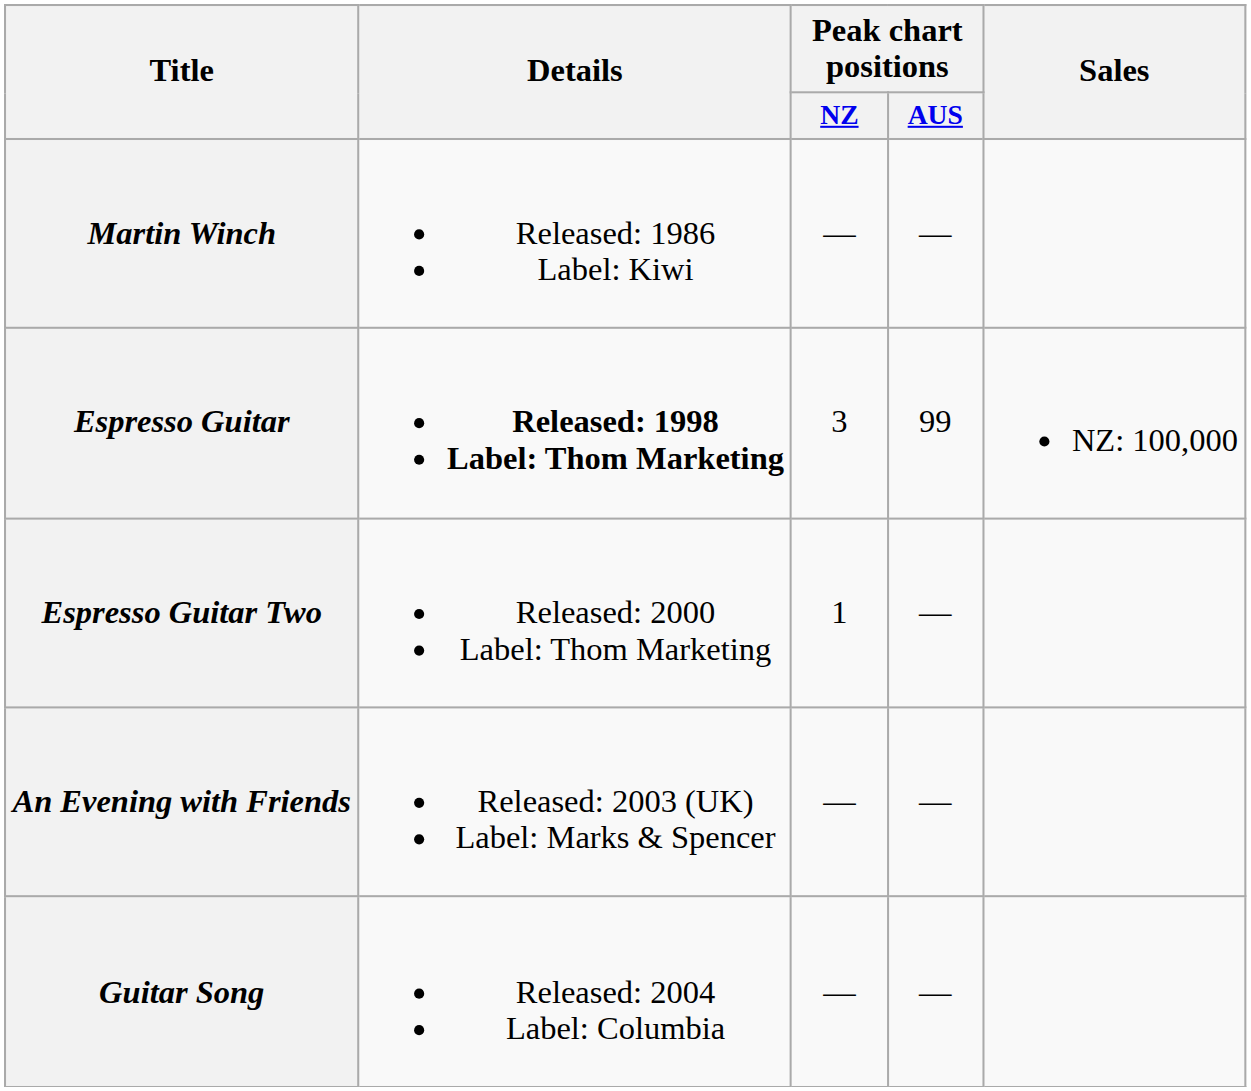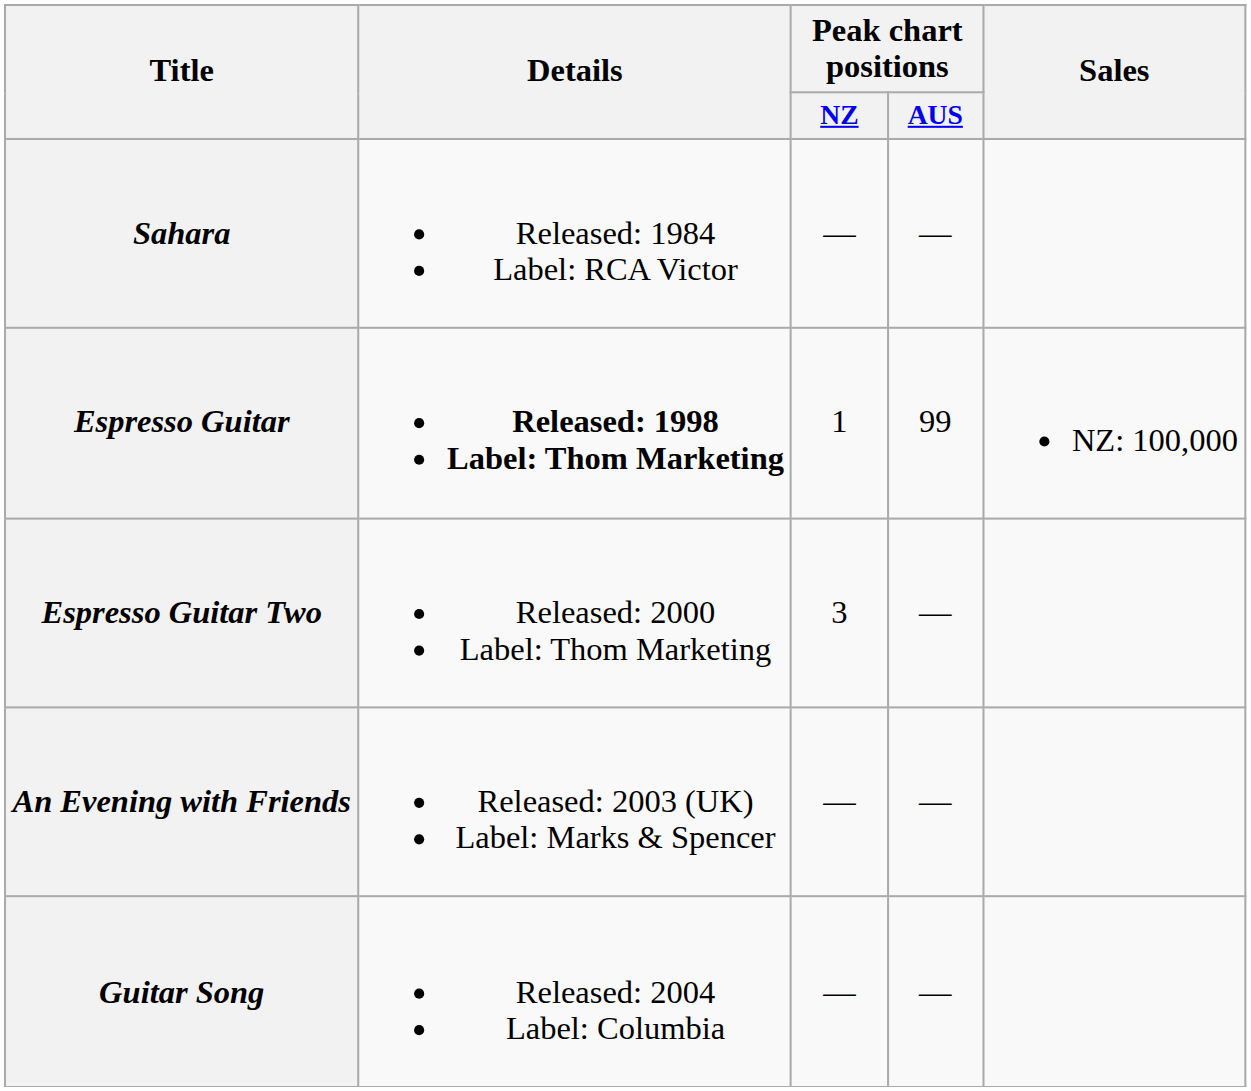+ row: (182, 232)
- row: (182, 232)
(839, 422) 3 -> (839, 422) 1
(839, 611) 1 -> (839, 611) 3
